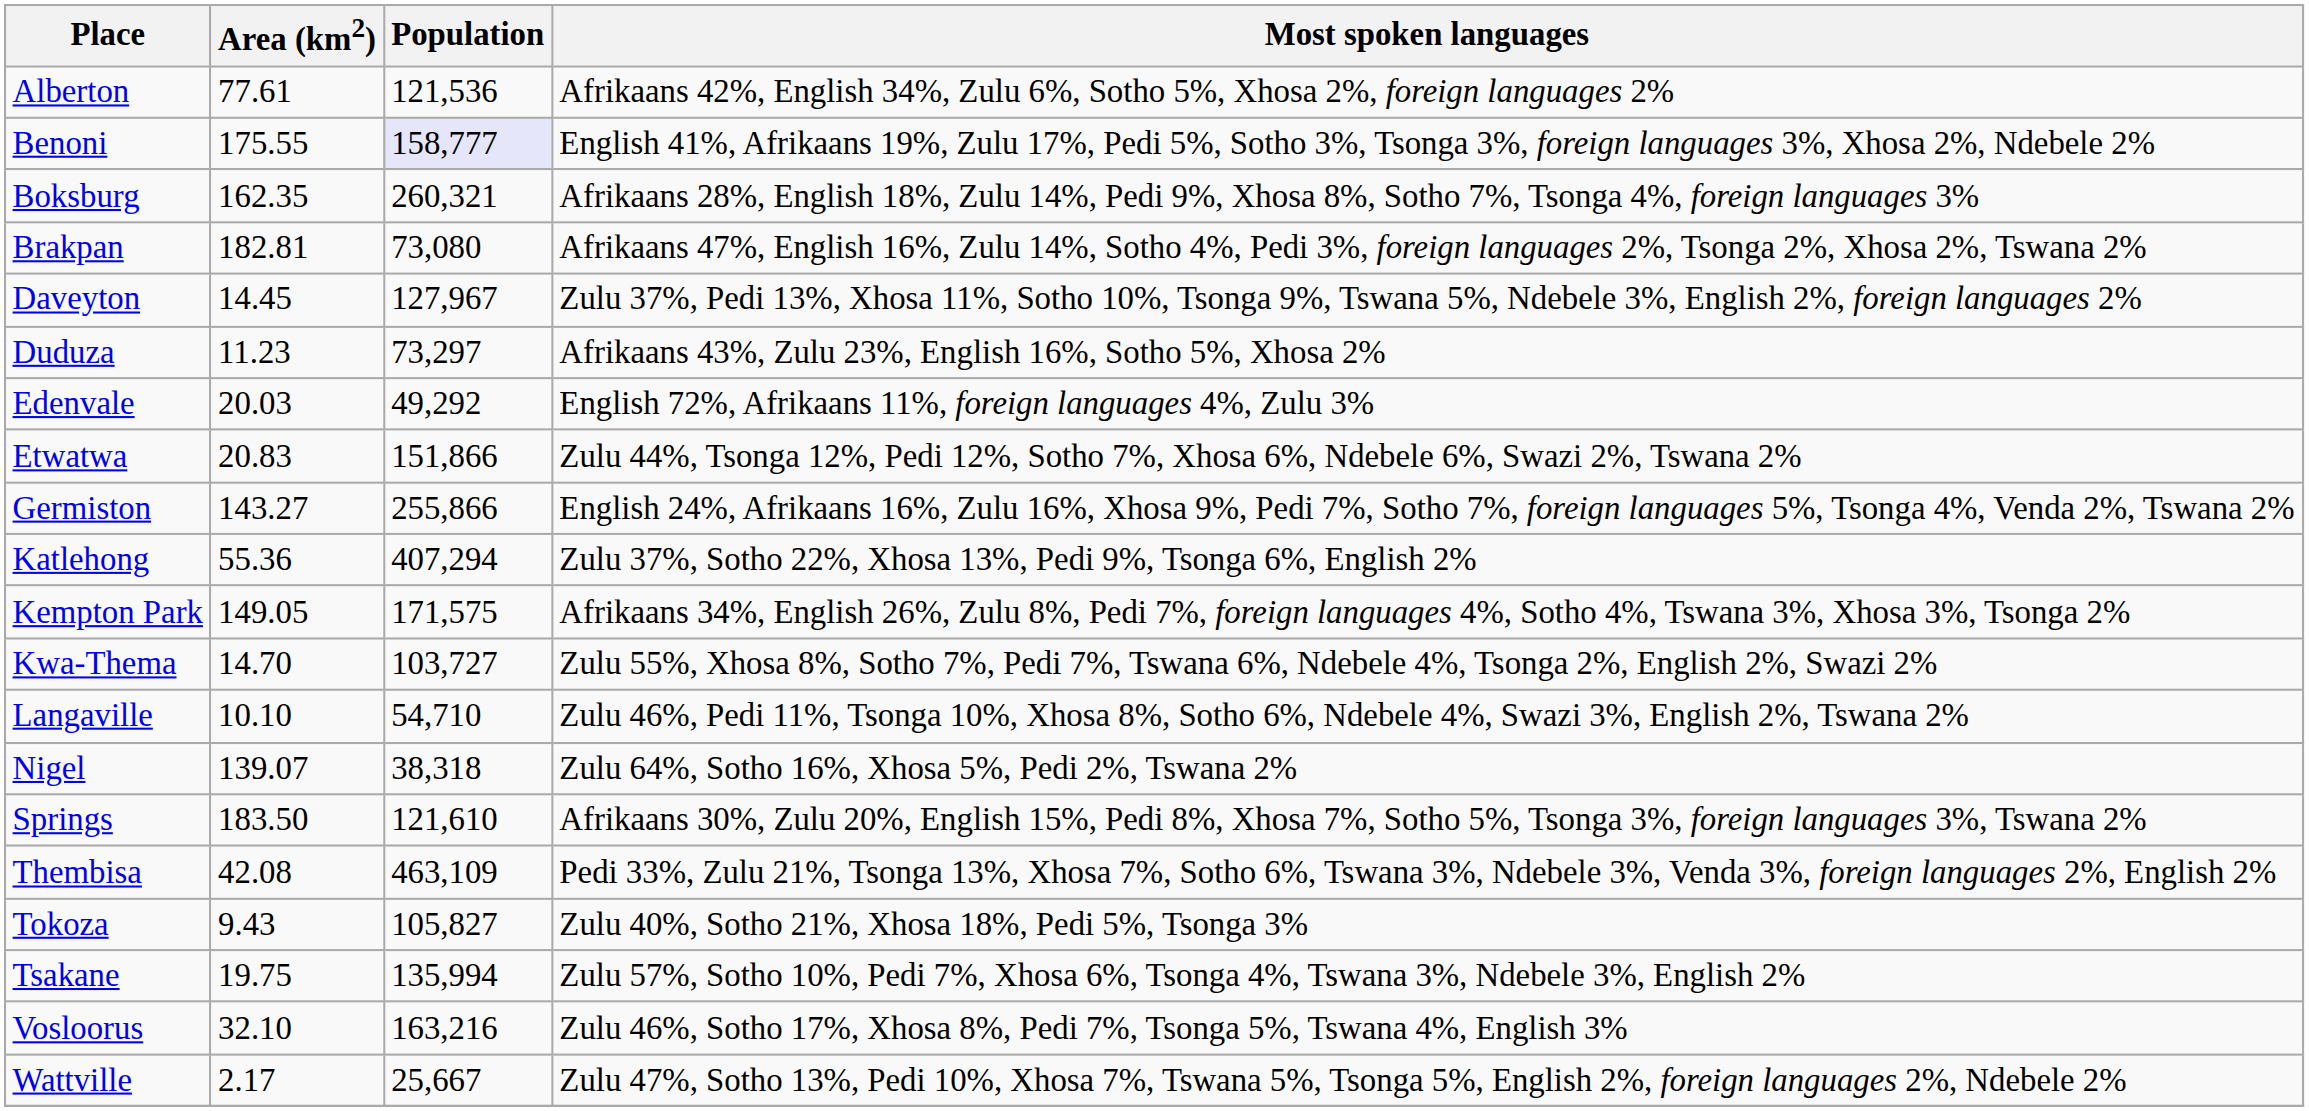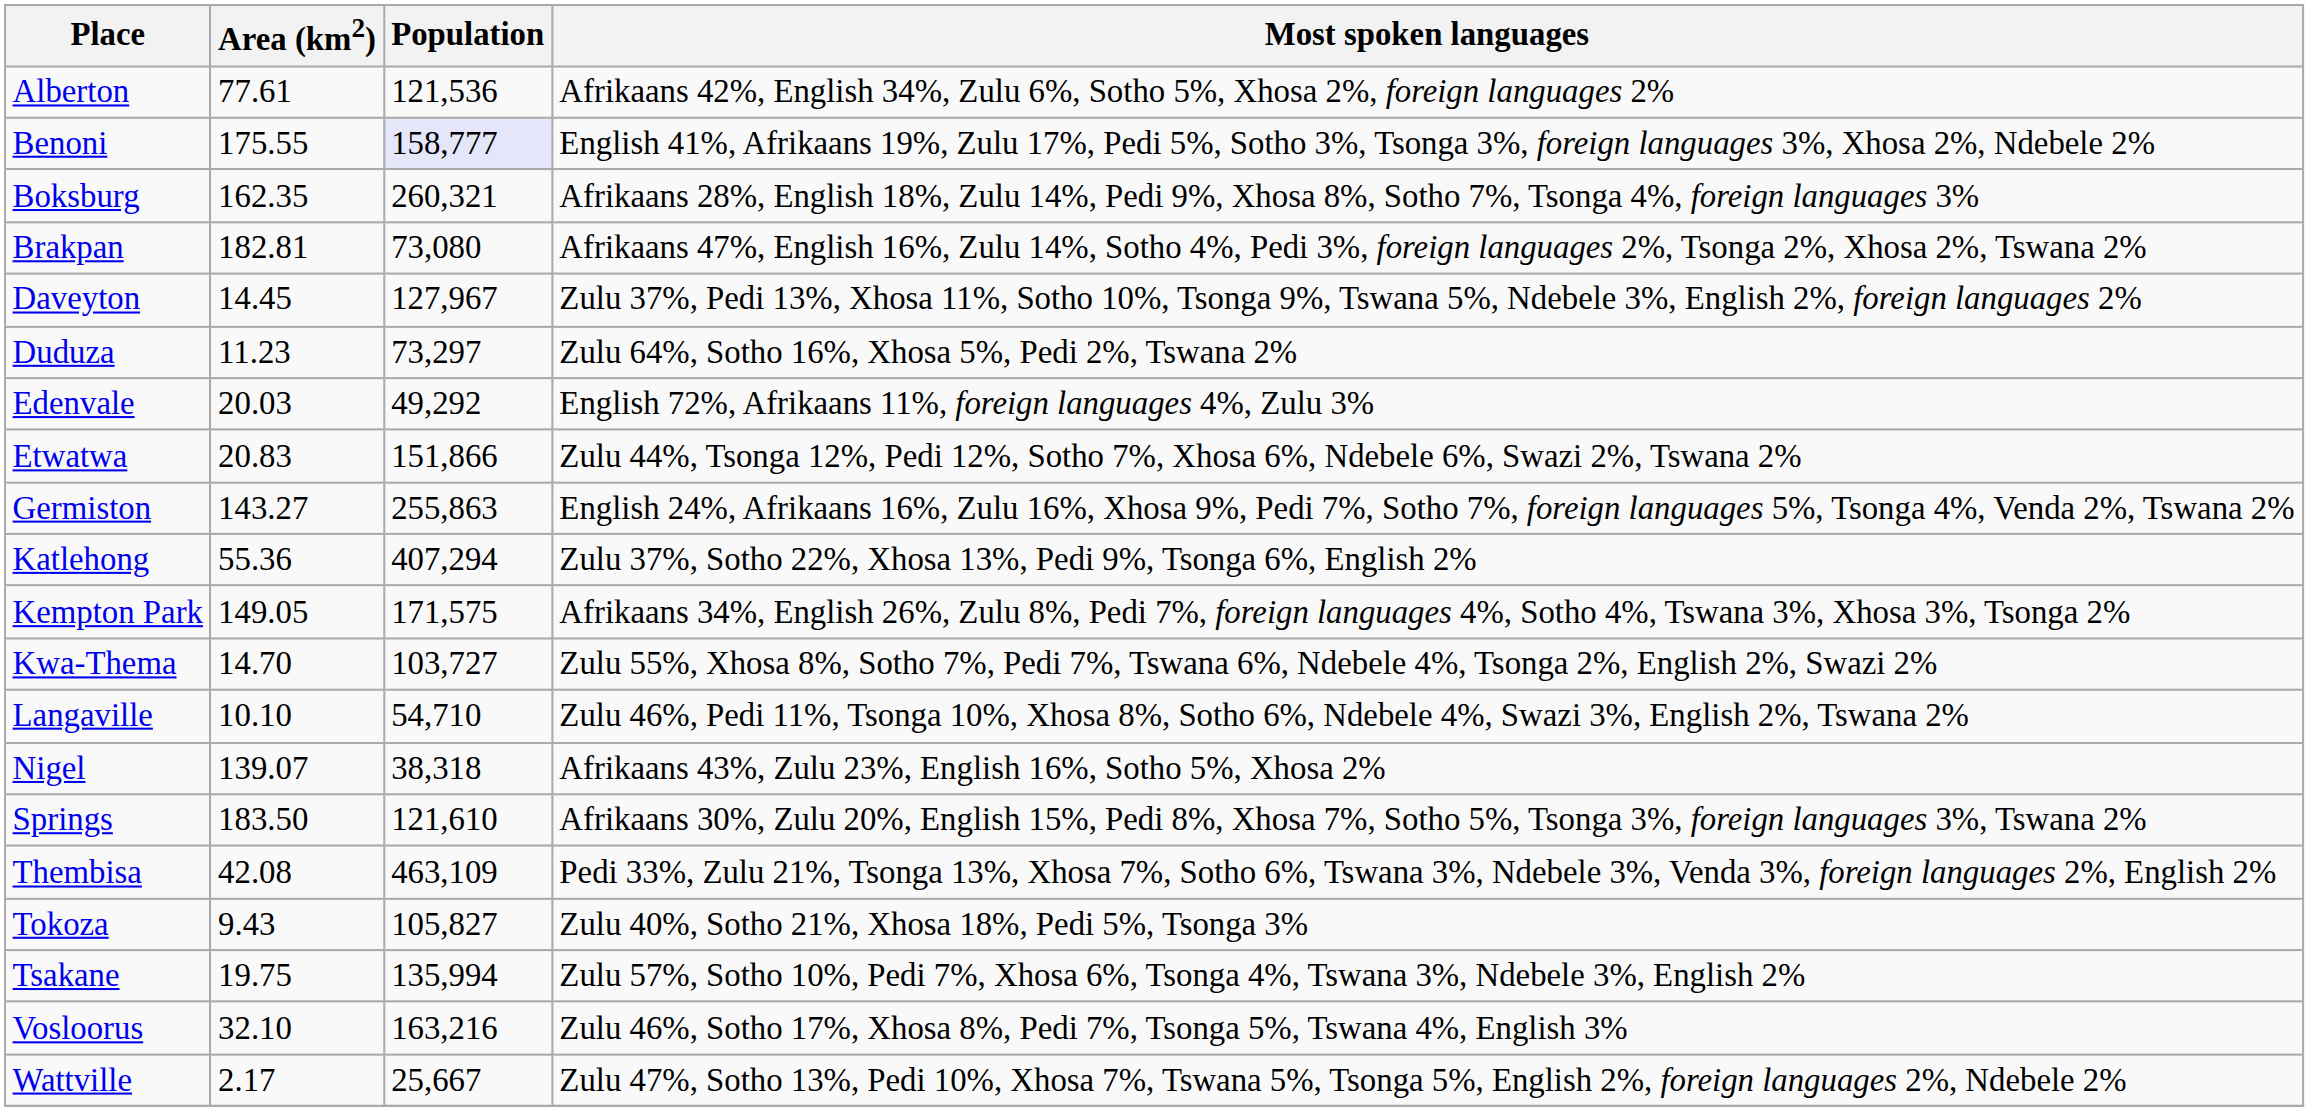(972, 351) Afrikaans 43%, Zulu 23%, English 16%, Sotho 5%, Xhosa 2% -> (928, 351) Zulu 64%, Sotho 16%, Xhosa 5%, Pedi 2%, Tswana 2%
(444, 507) 255,866 -> (444, 507) 255,863
(928, 767) Zulu 64%, Sotho 16%, Xhosa 5%, Pedi 2%, Tswana 2% -> (972, 767) Afrikaans 43%, Zulu 23%, English 16%, Sotho 5%, Xhosa 2%
